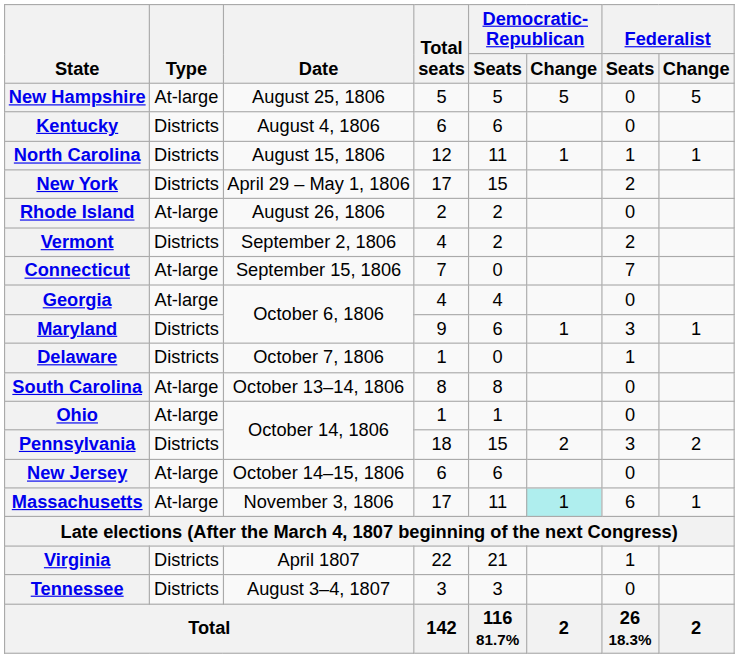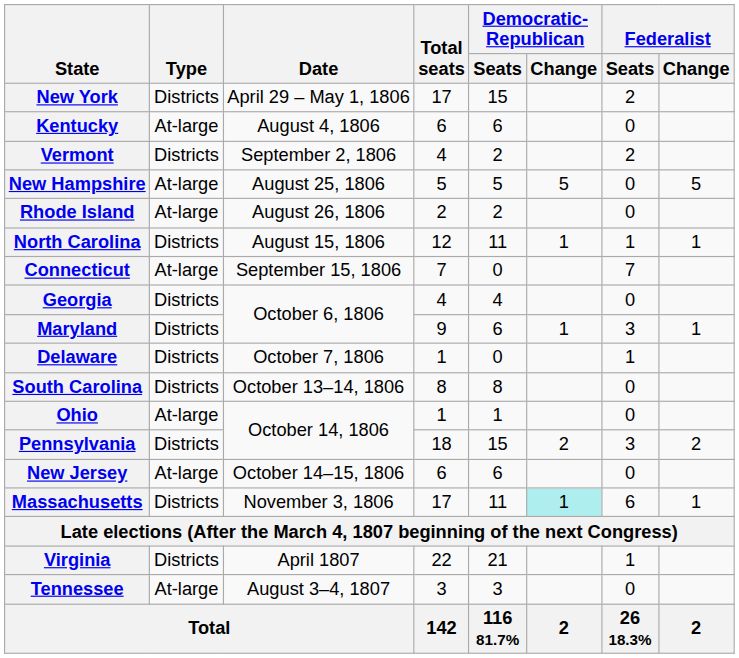rows swapped: (77, 184) <-> (77, 97)
(186, 126) Districts -> (186, 126) At-large
rows swapped: (77, 155) <-> (77, 241)
(186, 299) At-large -> (186, 299) Districts
(186, 386) At-large -> (186, 386) Districts
(186, 502) At-large -> (186, 502) Districts
(186, 589) Districts -> (186, 589) At-large
